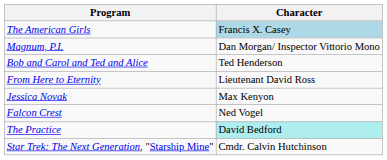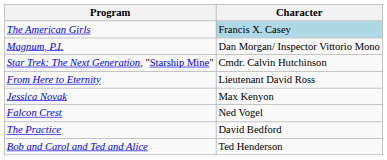rows swapped: (77, 63) <-> (110, 146)
(250, 130) paleturquoise background -> (250, 130) no background
